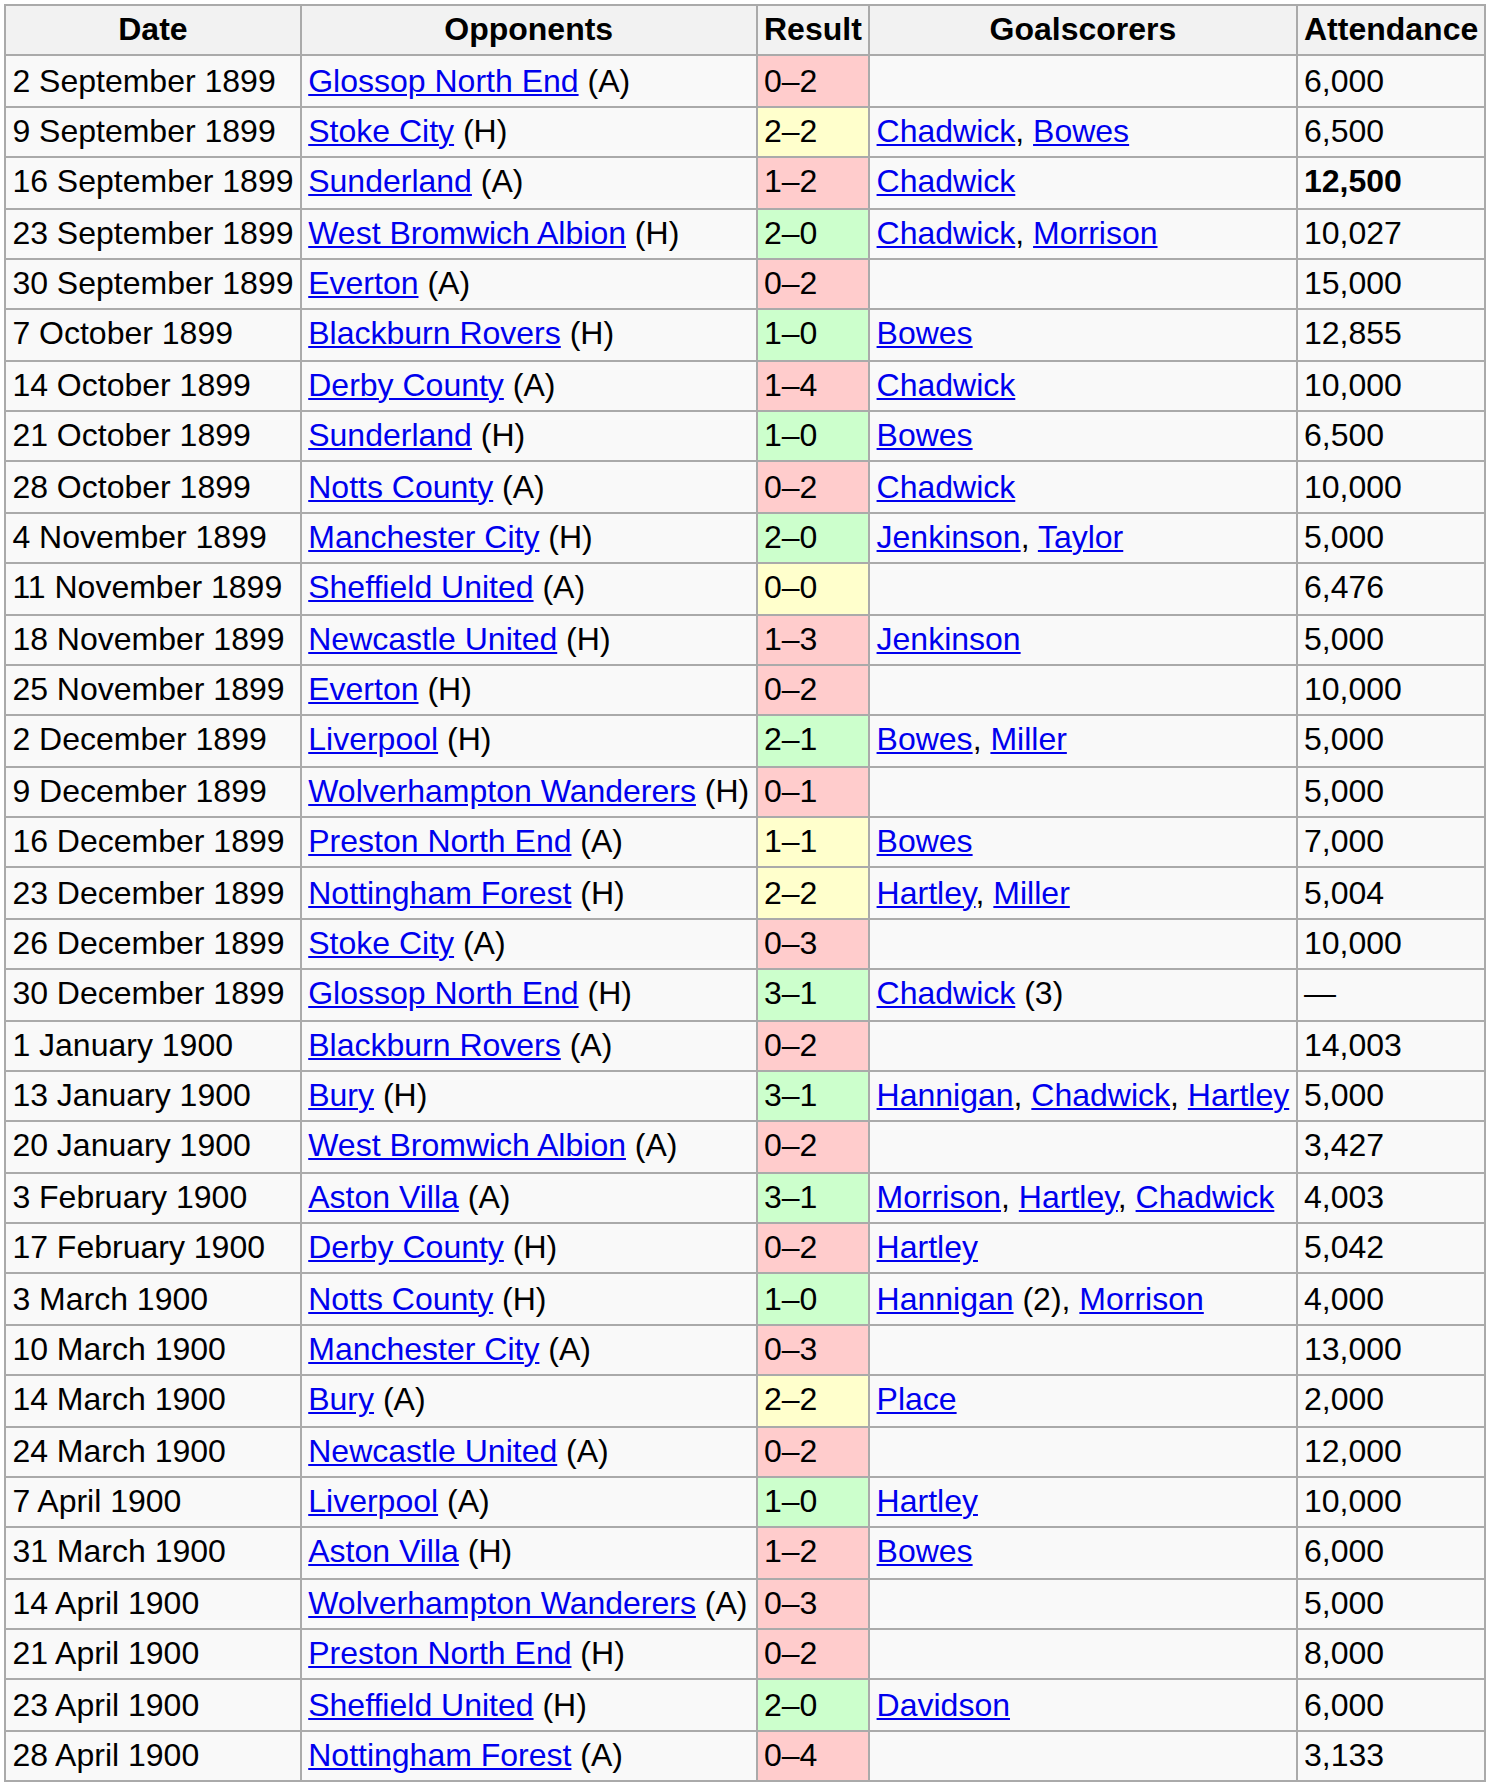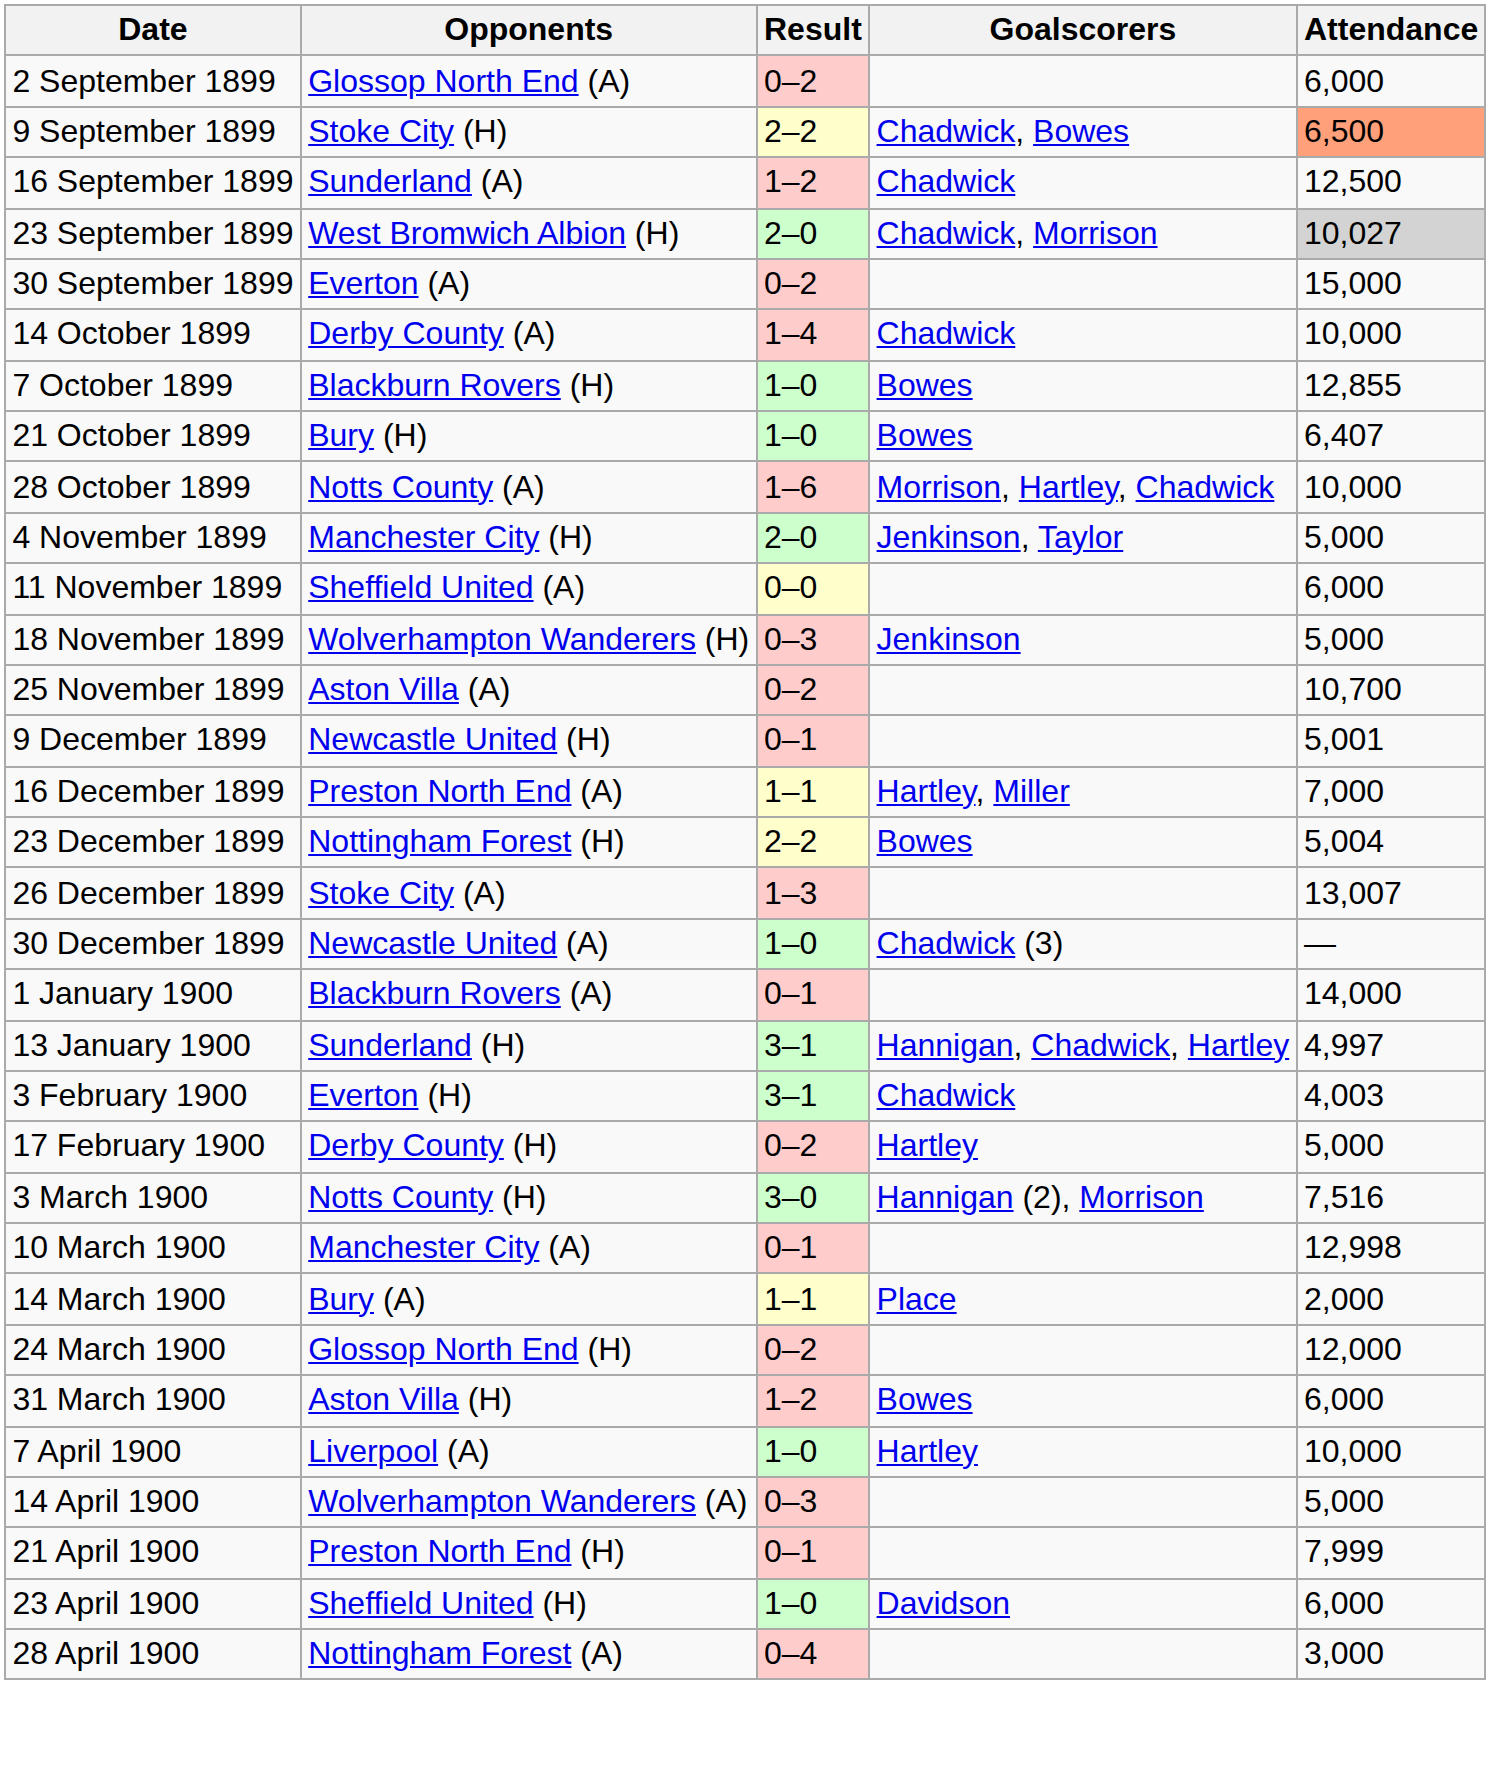(1344, 131) no background -> (1344, 131) lightsalmon background
(1353, 182) bold -> (1353, 182) normal
(1353, 232) no background -> (1353, 232) lightgrey background
rows swapped: (123, 334) <-> (132, 385)
(417, 435) Sunderland (H) -> (368, 435) Bury (H)
(1344, 435) 6,500 -> (1344, 435) 6,407
(791, 486) 0–2 -> (791, 486) 1–6
(946, 486) Chadwick -> (1075, 486) Morrison, Hartley, Chadwick
(1344, 588) 6,476 -> (1344, 588) 6,000
(459, 638) Newcastle United (H) -> (529, 638) Wolverhampton Wanderers (H)
(791, 638) 1–3 -> (791, 638) 0–3
(390, 689) Everton (H) -> (409, 689) Aston Villa (A)
(1353, 689) 10,000 -> (1353, 689) 10,700
- row: (140, 740)
(529, 791) Wolverhampton Wanderers (H) -> (459, 740) Newcastle United (H)
(1344, 791) 5,000 -> (1344, 740) 5,001
(925, 841) Bowes -> (973, 791) Hartley, Miller
(973, 892) Hartley, Miller -> (925, 841) Bowes
(791, 943) 0–3 -> (791, 892) 1–3
(1353, 943) 10,000 -> (1353, 892) 13,007
(470, 994) Glossop North End (H) -> (458, 943) Newcastle United (A)
(791, 994) 3–1 -> (791, 943) 1–0
(791, 1044) 0–2 -> (791, 994) 0–1
(1353, 1044) 14,003 -> (1353, 994) 14,000
(368, 1095) Bury (H) -> (417, 1044) Sunderland (H)
(1344, 1095) 5,000 -> (1344, 1044) 4,997
- row: (132, 1146)
(409, 1197) Aston Villa (A) -> (390, 1095) Everton (H)
(1075, 1197) Morrison, Hartley, Chadwick -> (946, 1095) Chadwick
(1344, 1247) 5,042 -> (1344, 1146) 5,000
(791, 1298) 1–0 -> (791, 1197) 3–0
(1344, 1298) 4,000 -> (1344, 1197) 7,516
(791, 1349) 0–3 -> (791, 1247) 0–1
(1353, 1349) 13,000 -> (1353, 1247) 12,998
(791, 1400) 2–2 -> (791, 1298) 1–1
(458, 1450) Newcastle United (A) -> (470, 1349) Glossop North End (H)
rows swapped: (119, 1552) <-> (97, 1501)
(791, 1653) 0–2 -> (791, 1552) 0–1
(1344, 1653) 8,000 -> (1344, 1552) 7,999
(791, 1704) 2–0 -> (791, 1603) 1–0
(1344, 1755) 3,133 -> (1344, 1653) 3,000
